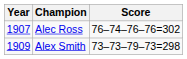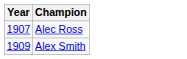- column: (136, 12)
